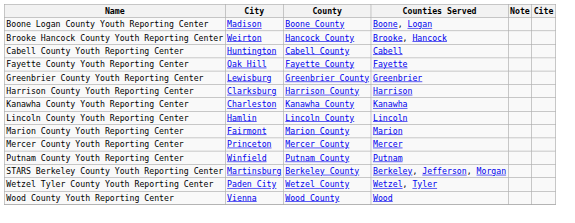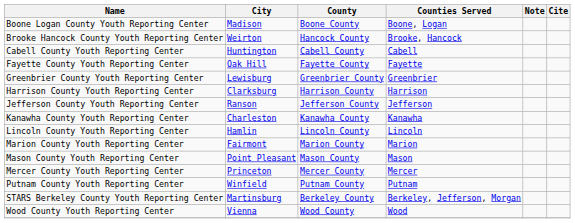+ row: (102, 104)
+ row: (93, 158)
- row: (110, 185)
